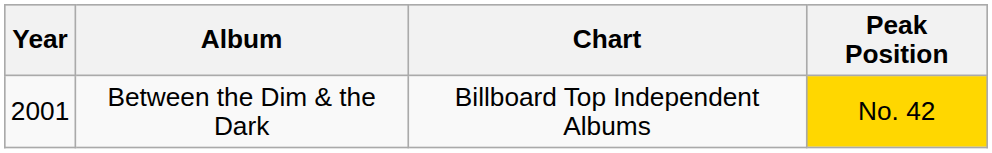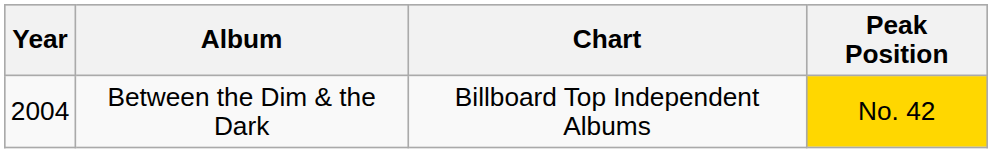(40, 111) 2001 -> (40, 111) 2004
